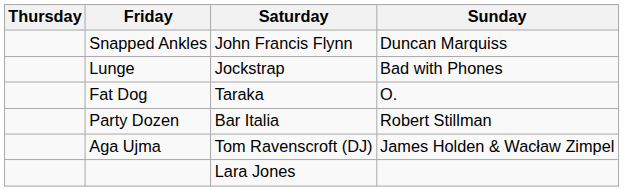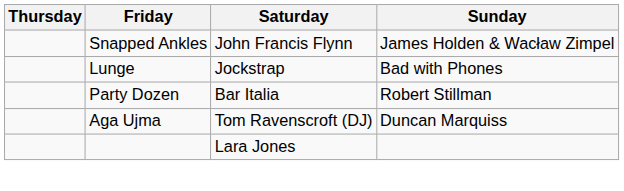(444, 43) Duncan Marquiss -> (497, 43) James Holden & Wacław Zimpel
- row: (118, 95)
(497, 146) James Holden & Wacław Zimpel -> (444, 120) Duncan Marquiss
